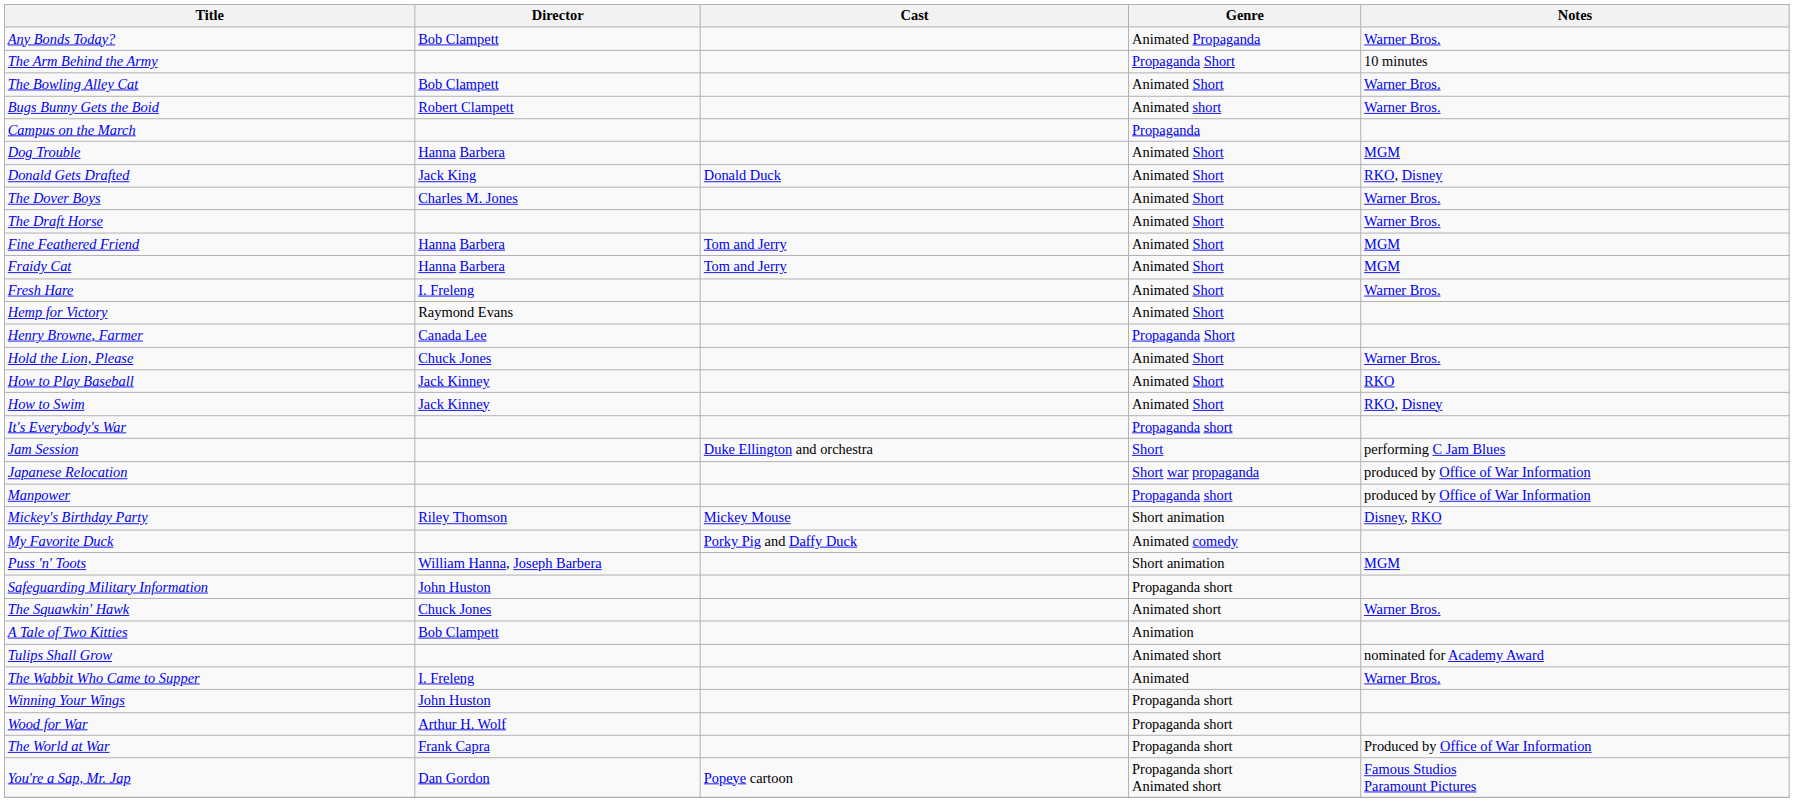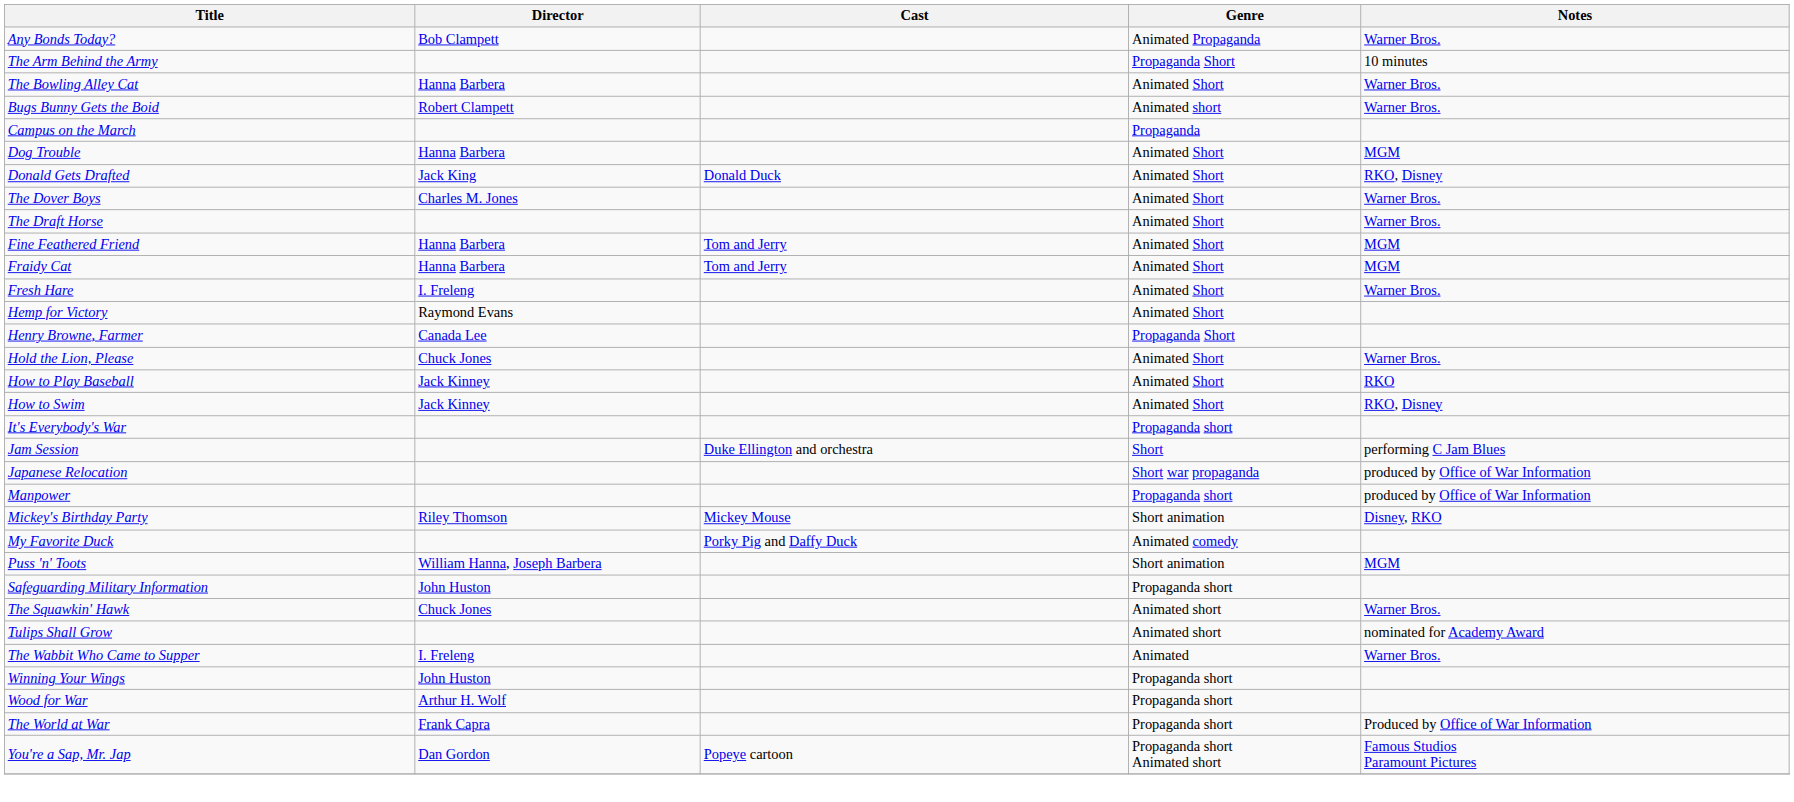(458, 84) Bob Clampett -> (462, 84) Hanna Barbera
- row: (68, 632)
